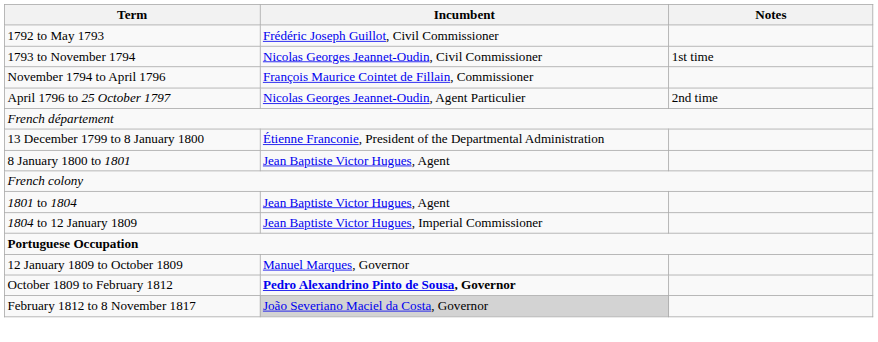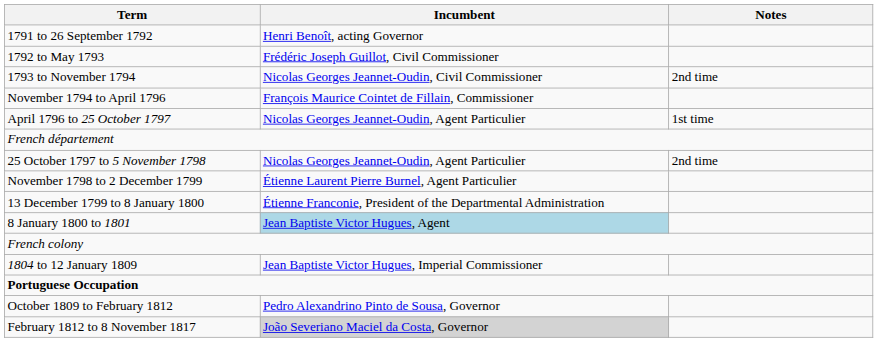+ row: (80, 35)
(693, 56) 1st time -> (695, 77) 2nd time
(695, 98) 2nd time -> (693, 118) 1st time
+ row: (107, 160)
+ row: (105, 181)
(356, 160) no background -> (356, 222) lightblue background
- row: (42, 202)
- row: (95, 264)
(389, 285) bold -> (381, 306) normal
